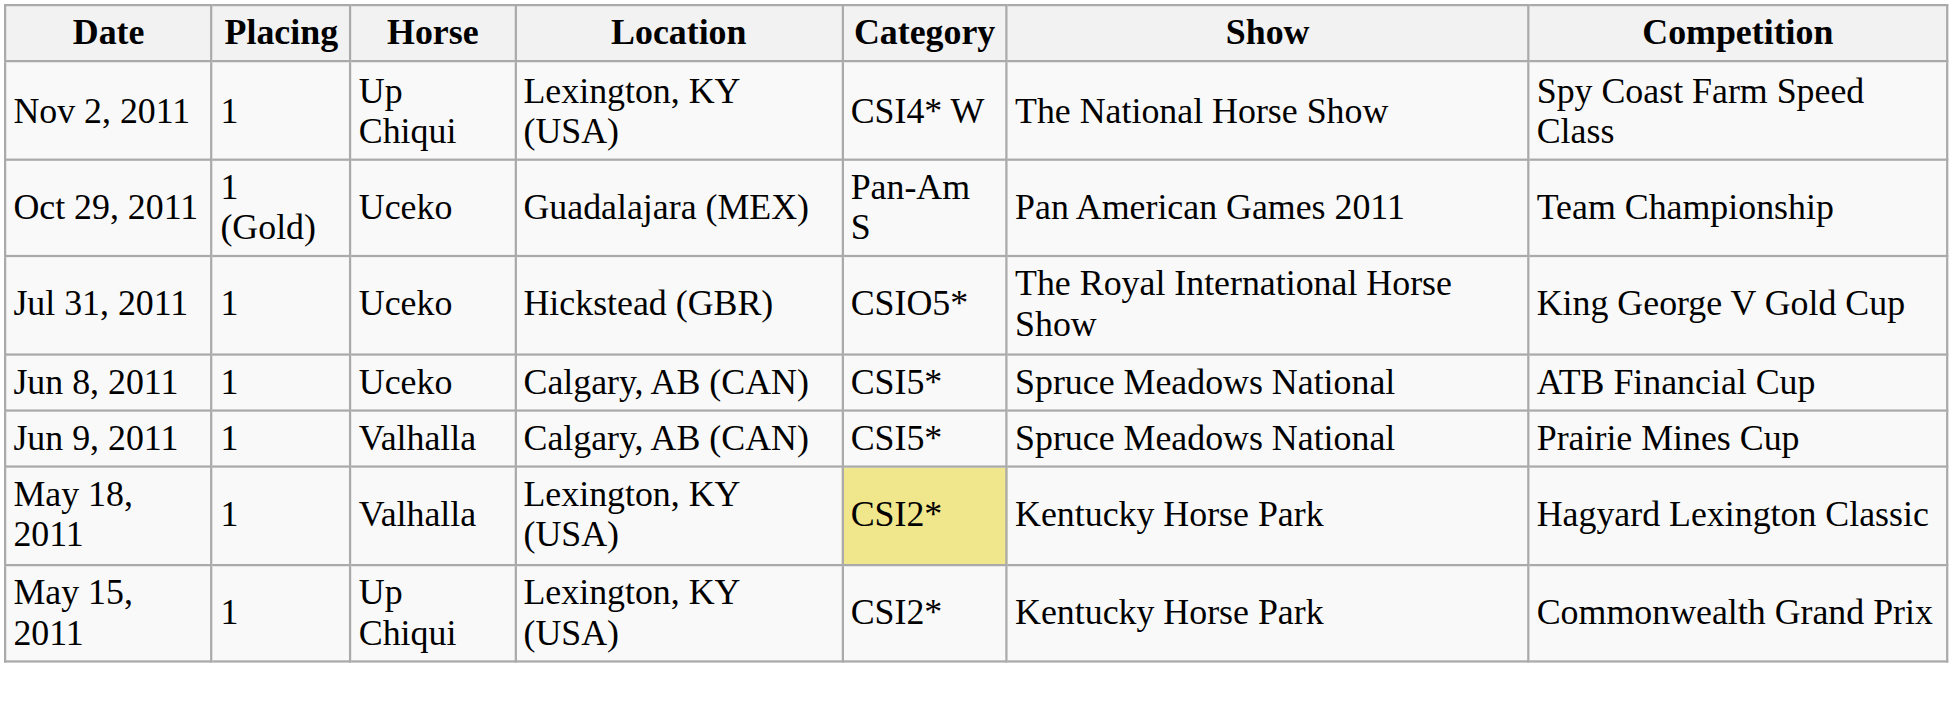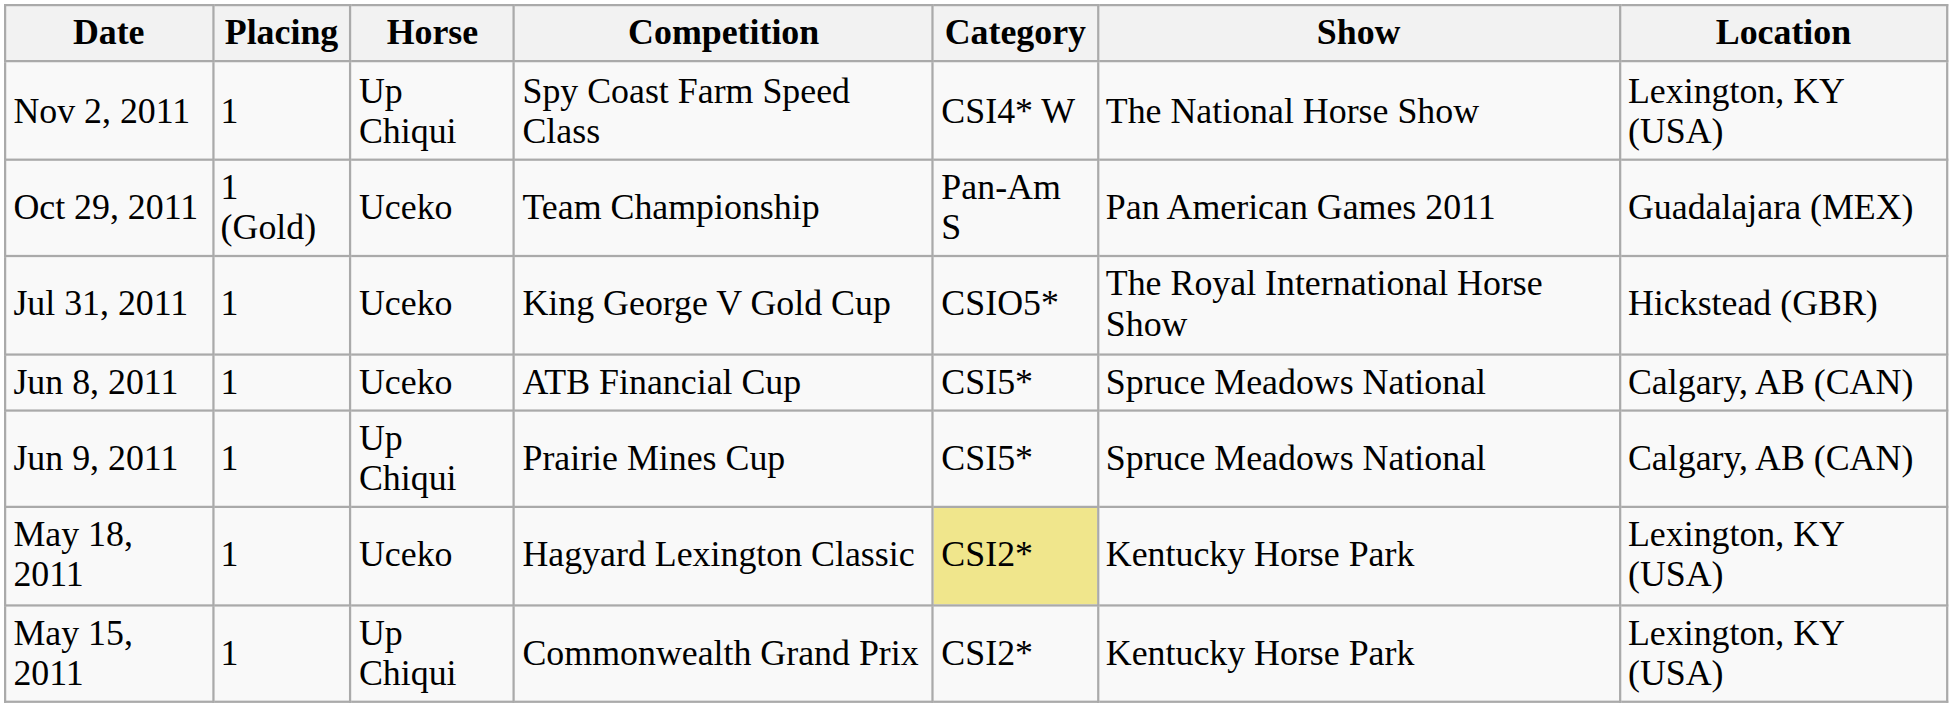columns swapped: (1738, 32) <-> (679, 32)
(417, 438) Valhalla -> (408, 458) Up Chiqui
(417, 515) Valhalla -> (406, 555) Uceko
